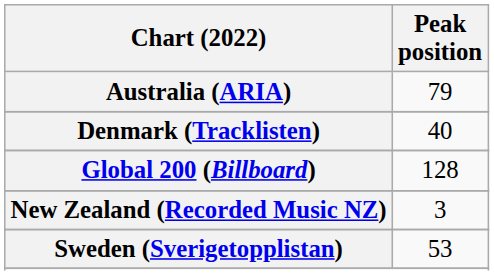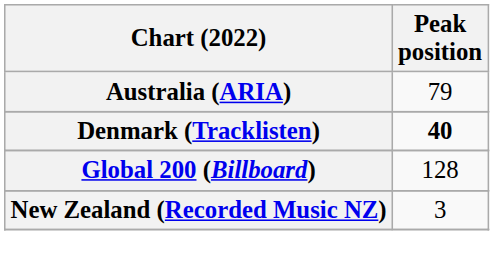(440, 130) normal -> (440, 130) bold
- row: (199, 248)
